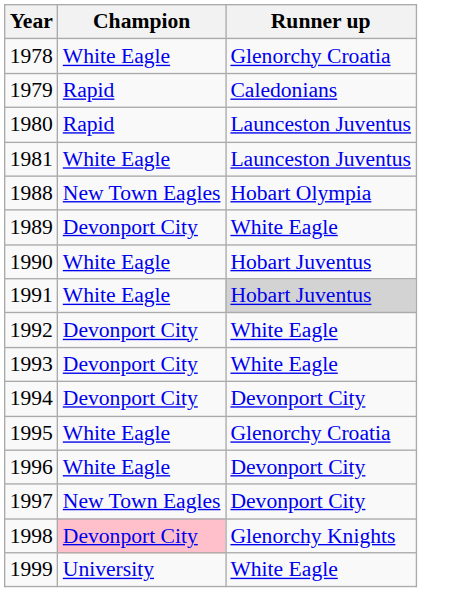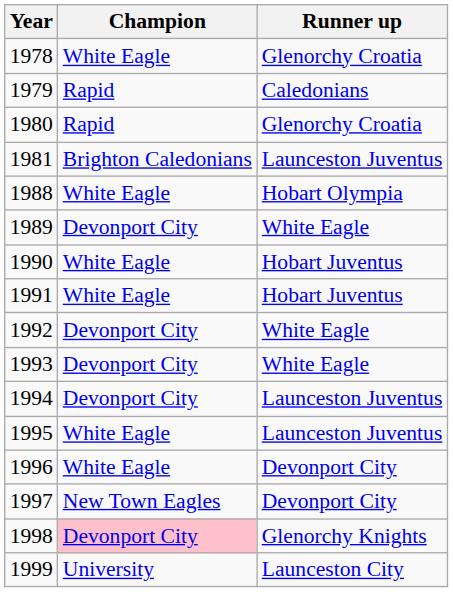(321, 124) Launceston Juventus -> (342, 124) Glenorchy Croatia
(116, 158) White Eagle -> (157, 158) Brighton Caledonians
(142, 192) New Town Eagles -> (116, 192) White Eagle
(301, 295) lightgrey background -> (332, 295) no background
(298, 398) Devonport City -> (352, 398) Launceston Juventus
(310, 432) Glenorchy Croatia -> (352, 432) Launceston Juventus
(284, 569) White Eagle -> (333, 569) Launceston City
